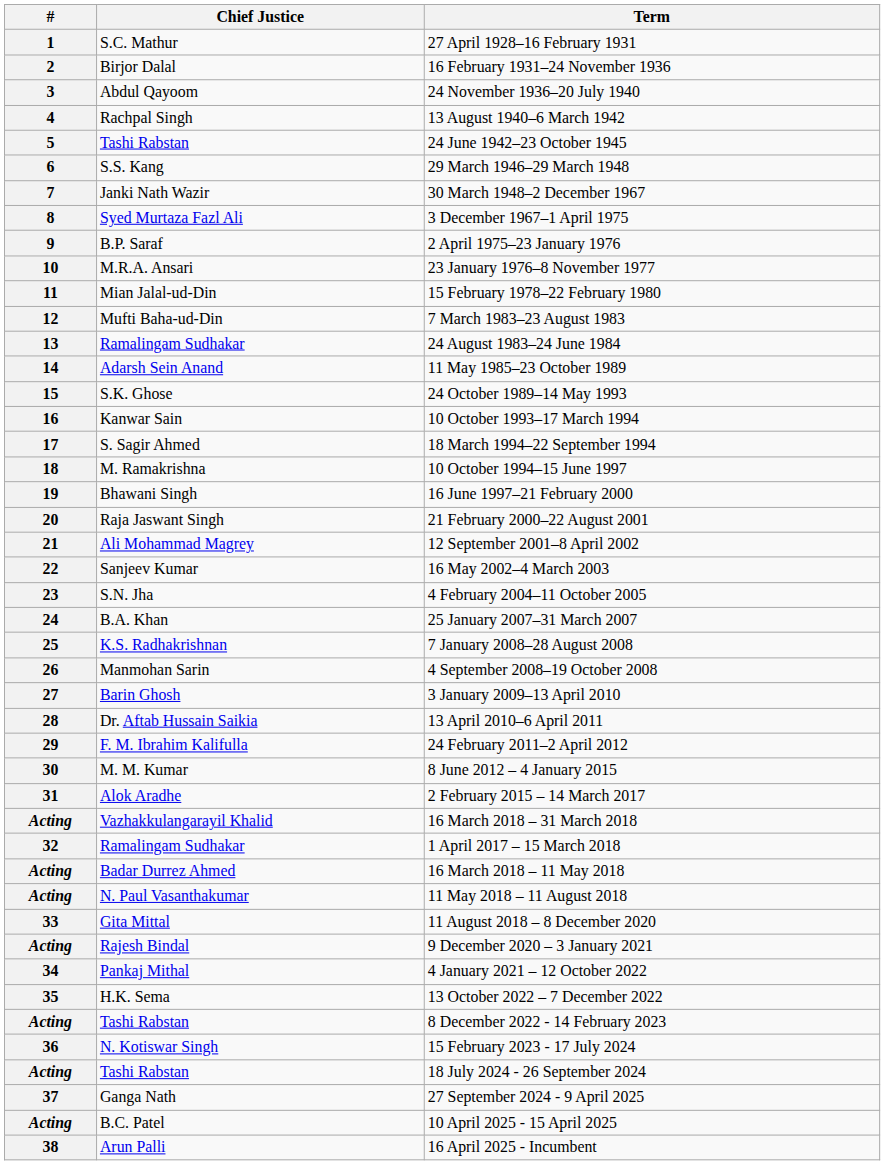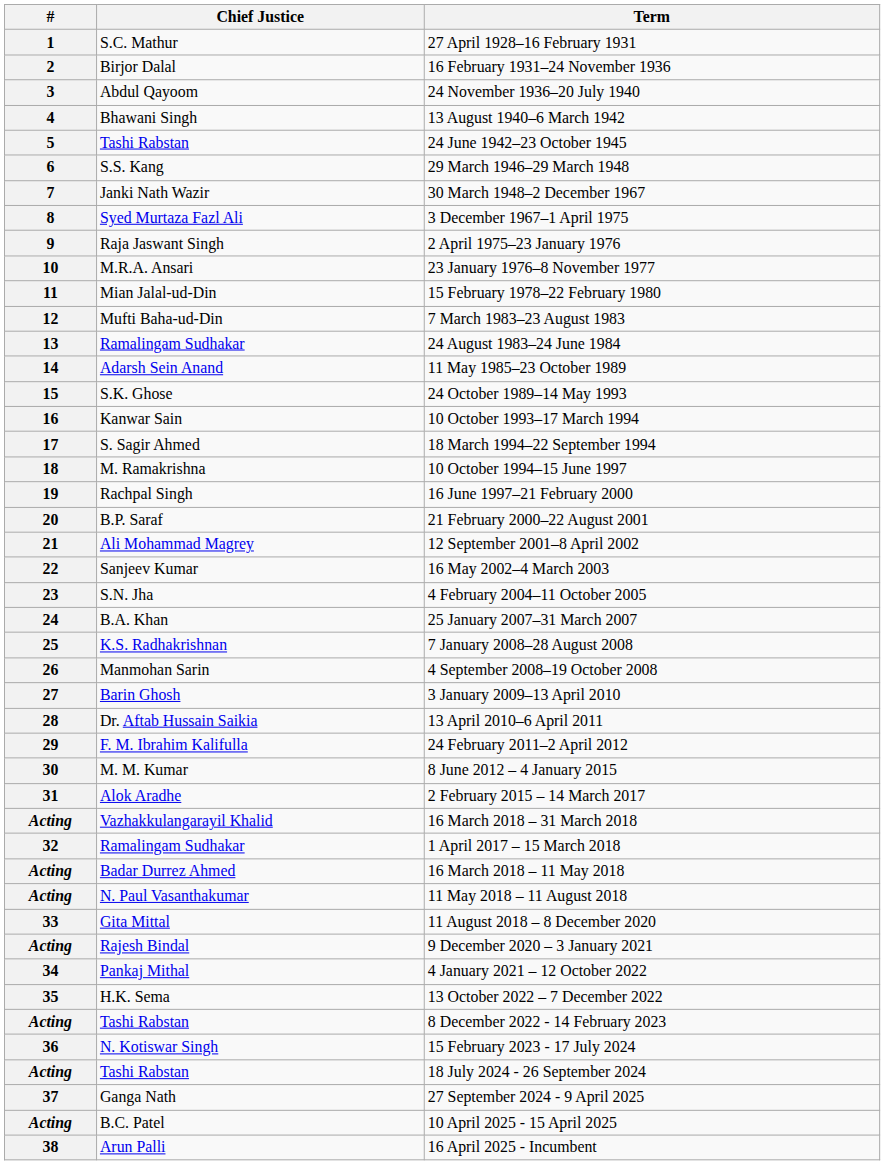(146, 117) Rachpal Singh -> (149, 117) Bhawani Singh
(131, 243) B.P. Saraf -> (162, 243) Raja Jaswant Singh
(149, 494) Bhawani Singh -> (146, 494) Rachpal Singh
(162, 519) Raja Jaswant Singh -> (131, 519) B.P. Saraf
